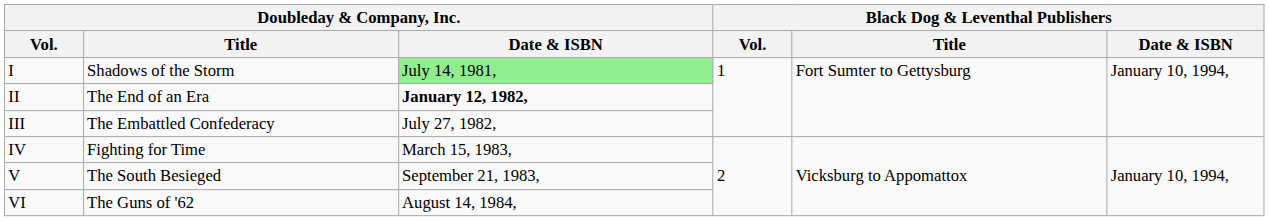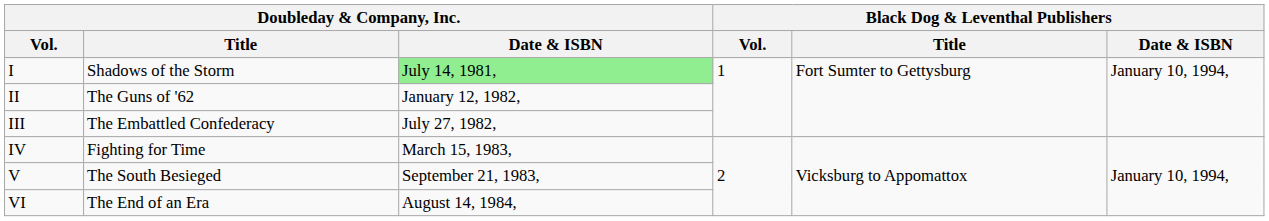(148, 96) The End of an Era -> (141, 96) The Guns of '62
(465, 96) bold -> (461, 96) normal
(141, 202) The Guns of '62 -> (148, 202) The End of an Era
